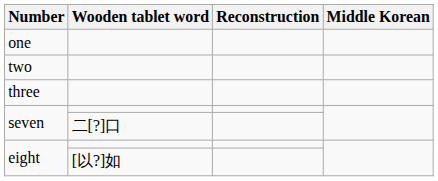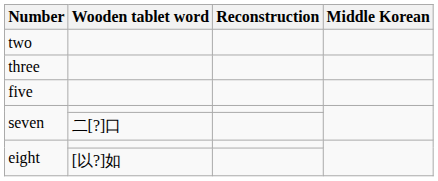- row: (20, 42)
+ row: (20, 92)
